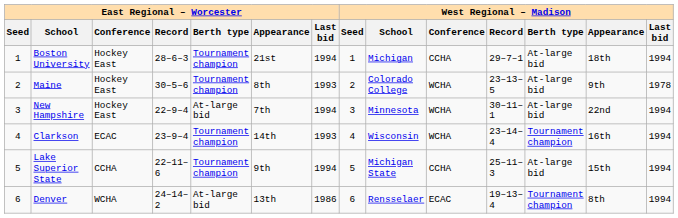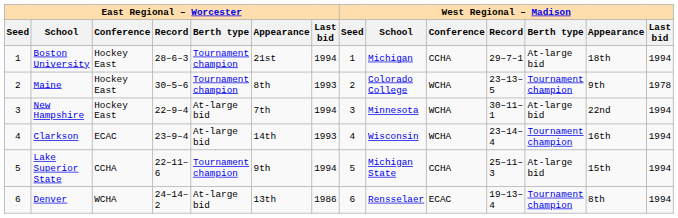(550, 85) At-large bid -> (556, 85) Tournament champion
(221, 137) Tournament champion -> (215, 137) At-large bid
